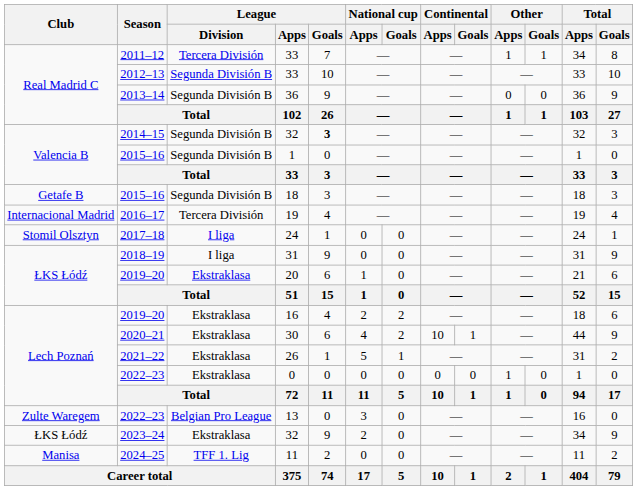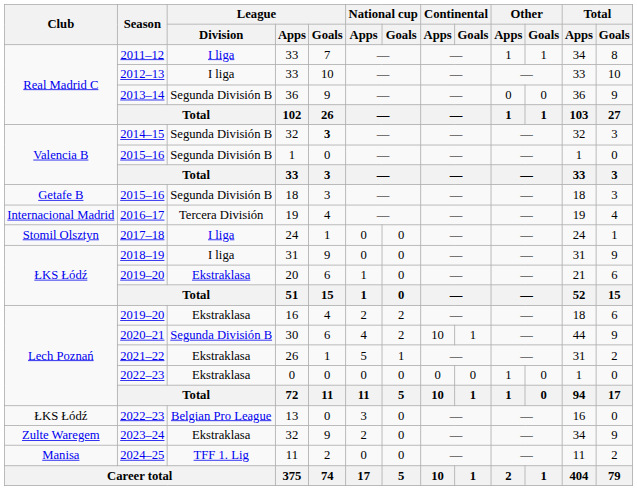(221, 54) Tercera División -> (221, 54) I liga
(221, 74) Segunda División B -> (221, 74) I liga
(221, 335) Ekstraklasa -> (221, 335) Segunda División B
(61, 415) Zulte Waregem -> (61, 415) ŁKS Łódź
(61, 435) ŁKS Łódź -> (61, 435) Zulte Waregem
